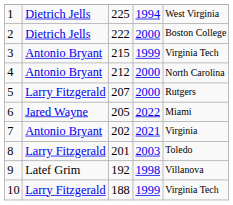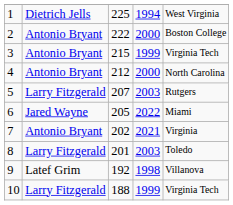(58, 33) Dietrich Jells -> (64, 33) Antonio Bryant
(148, 92) 2000 -> (148, 92) 2003
